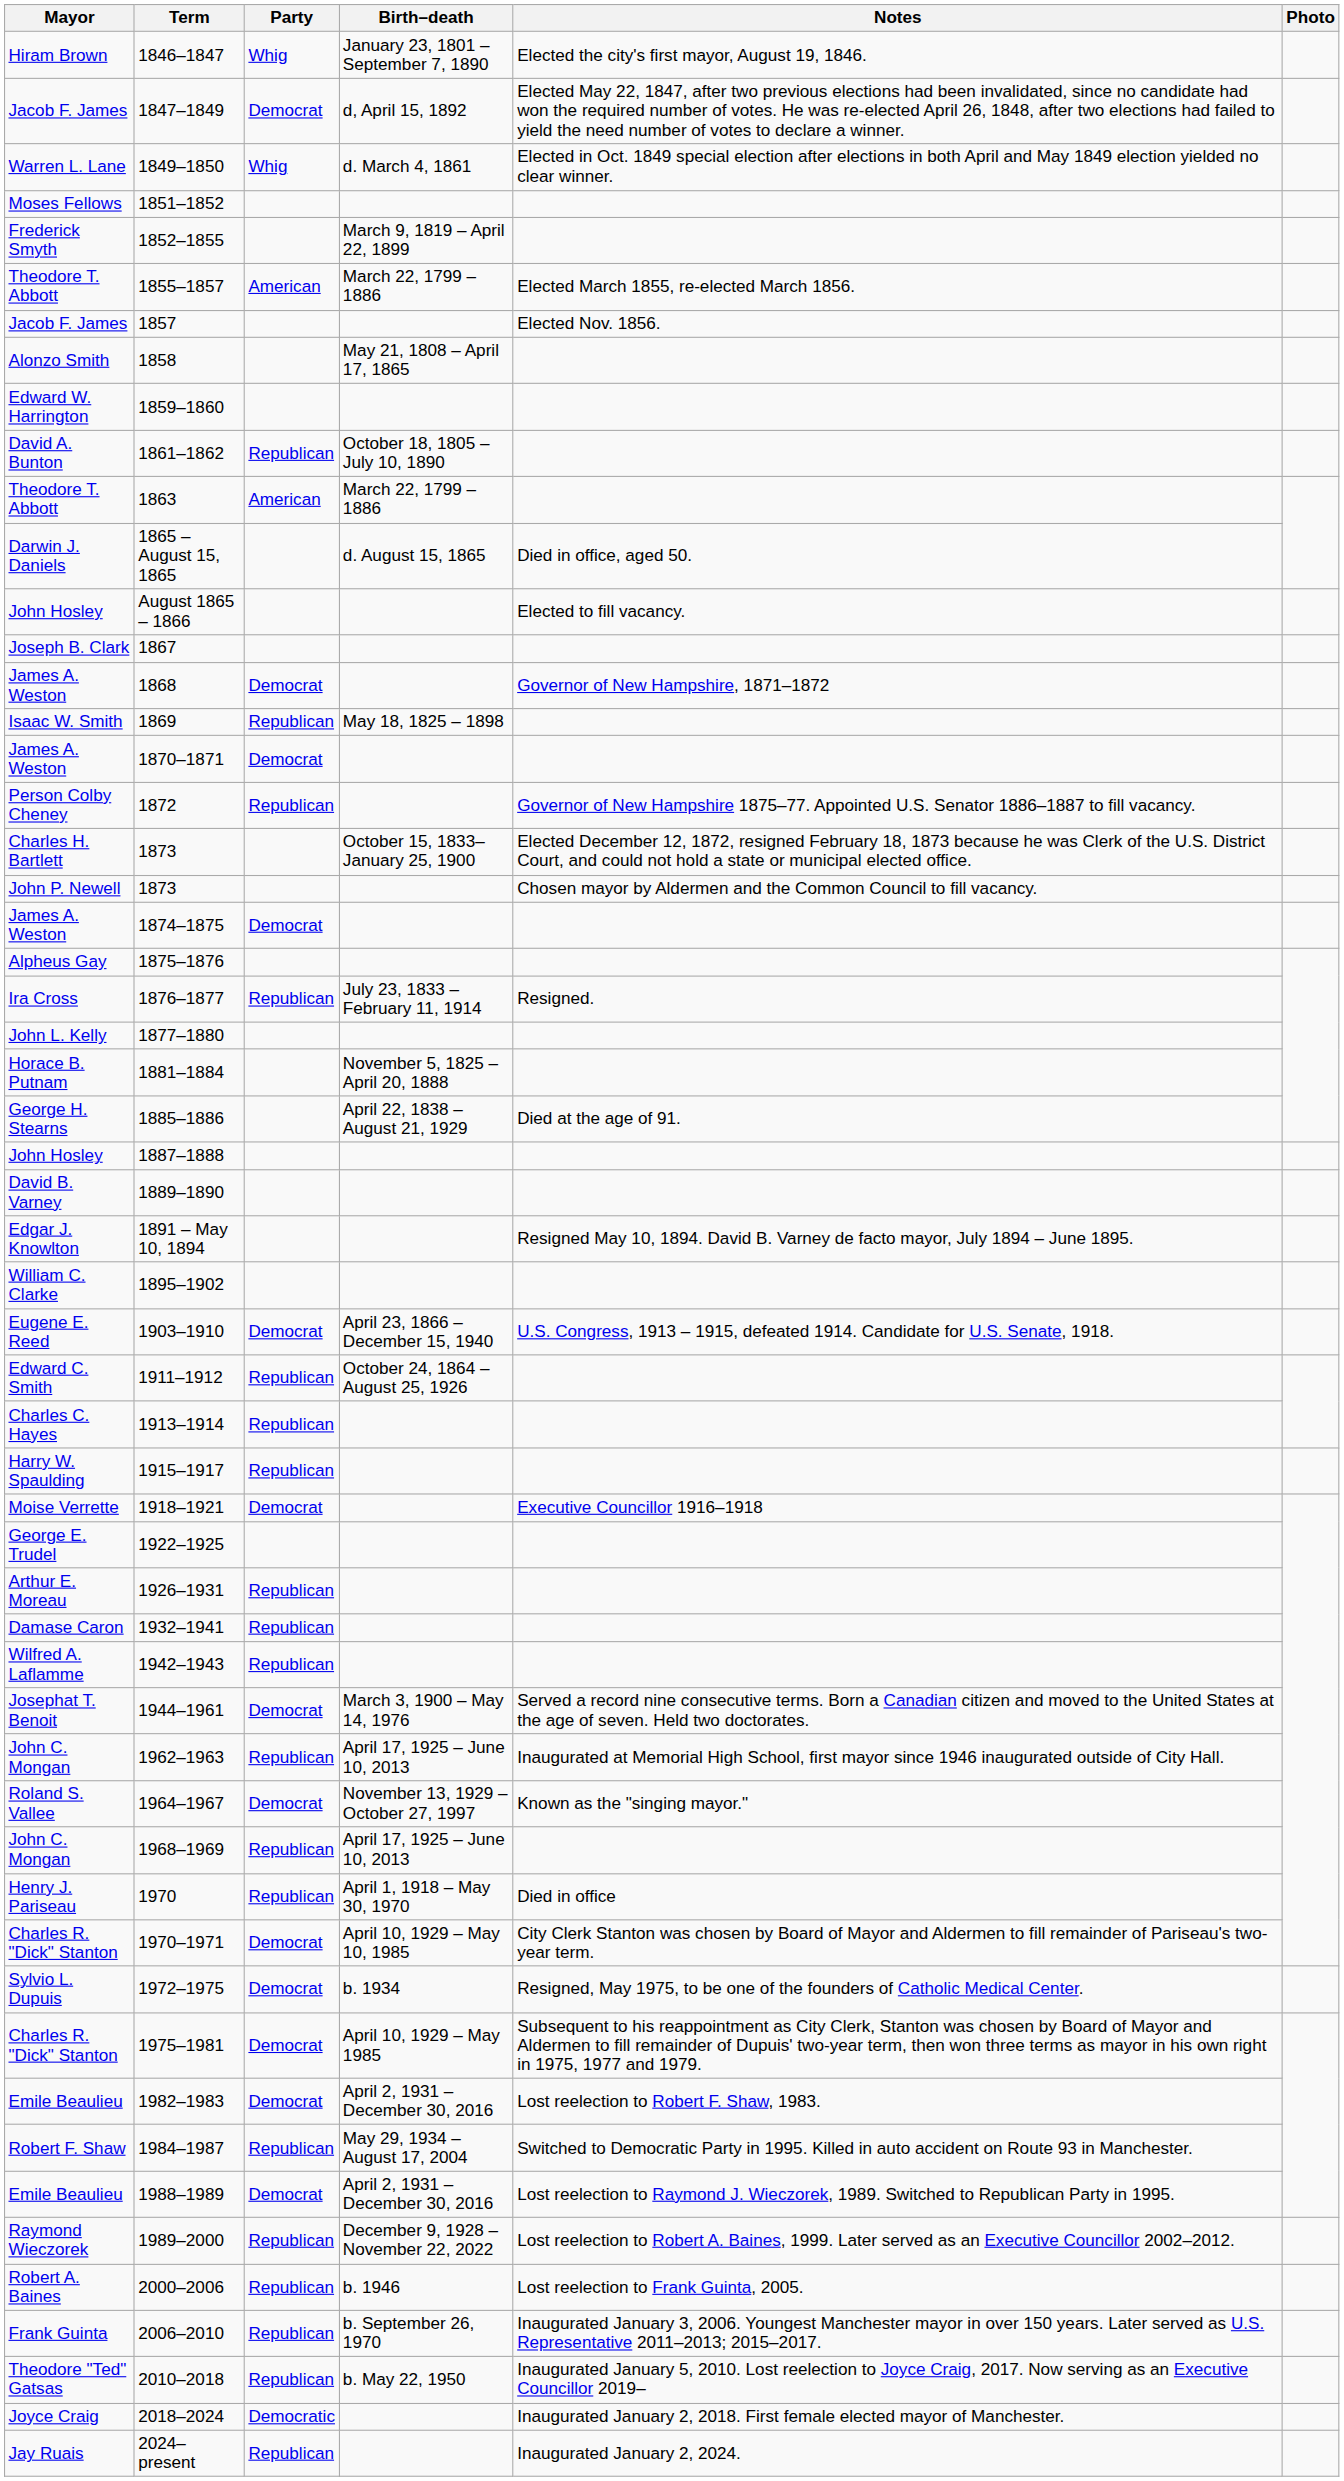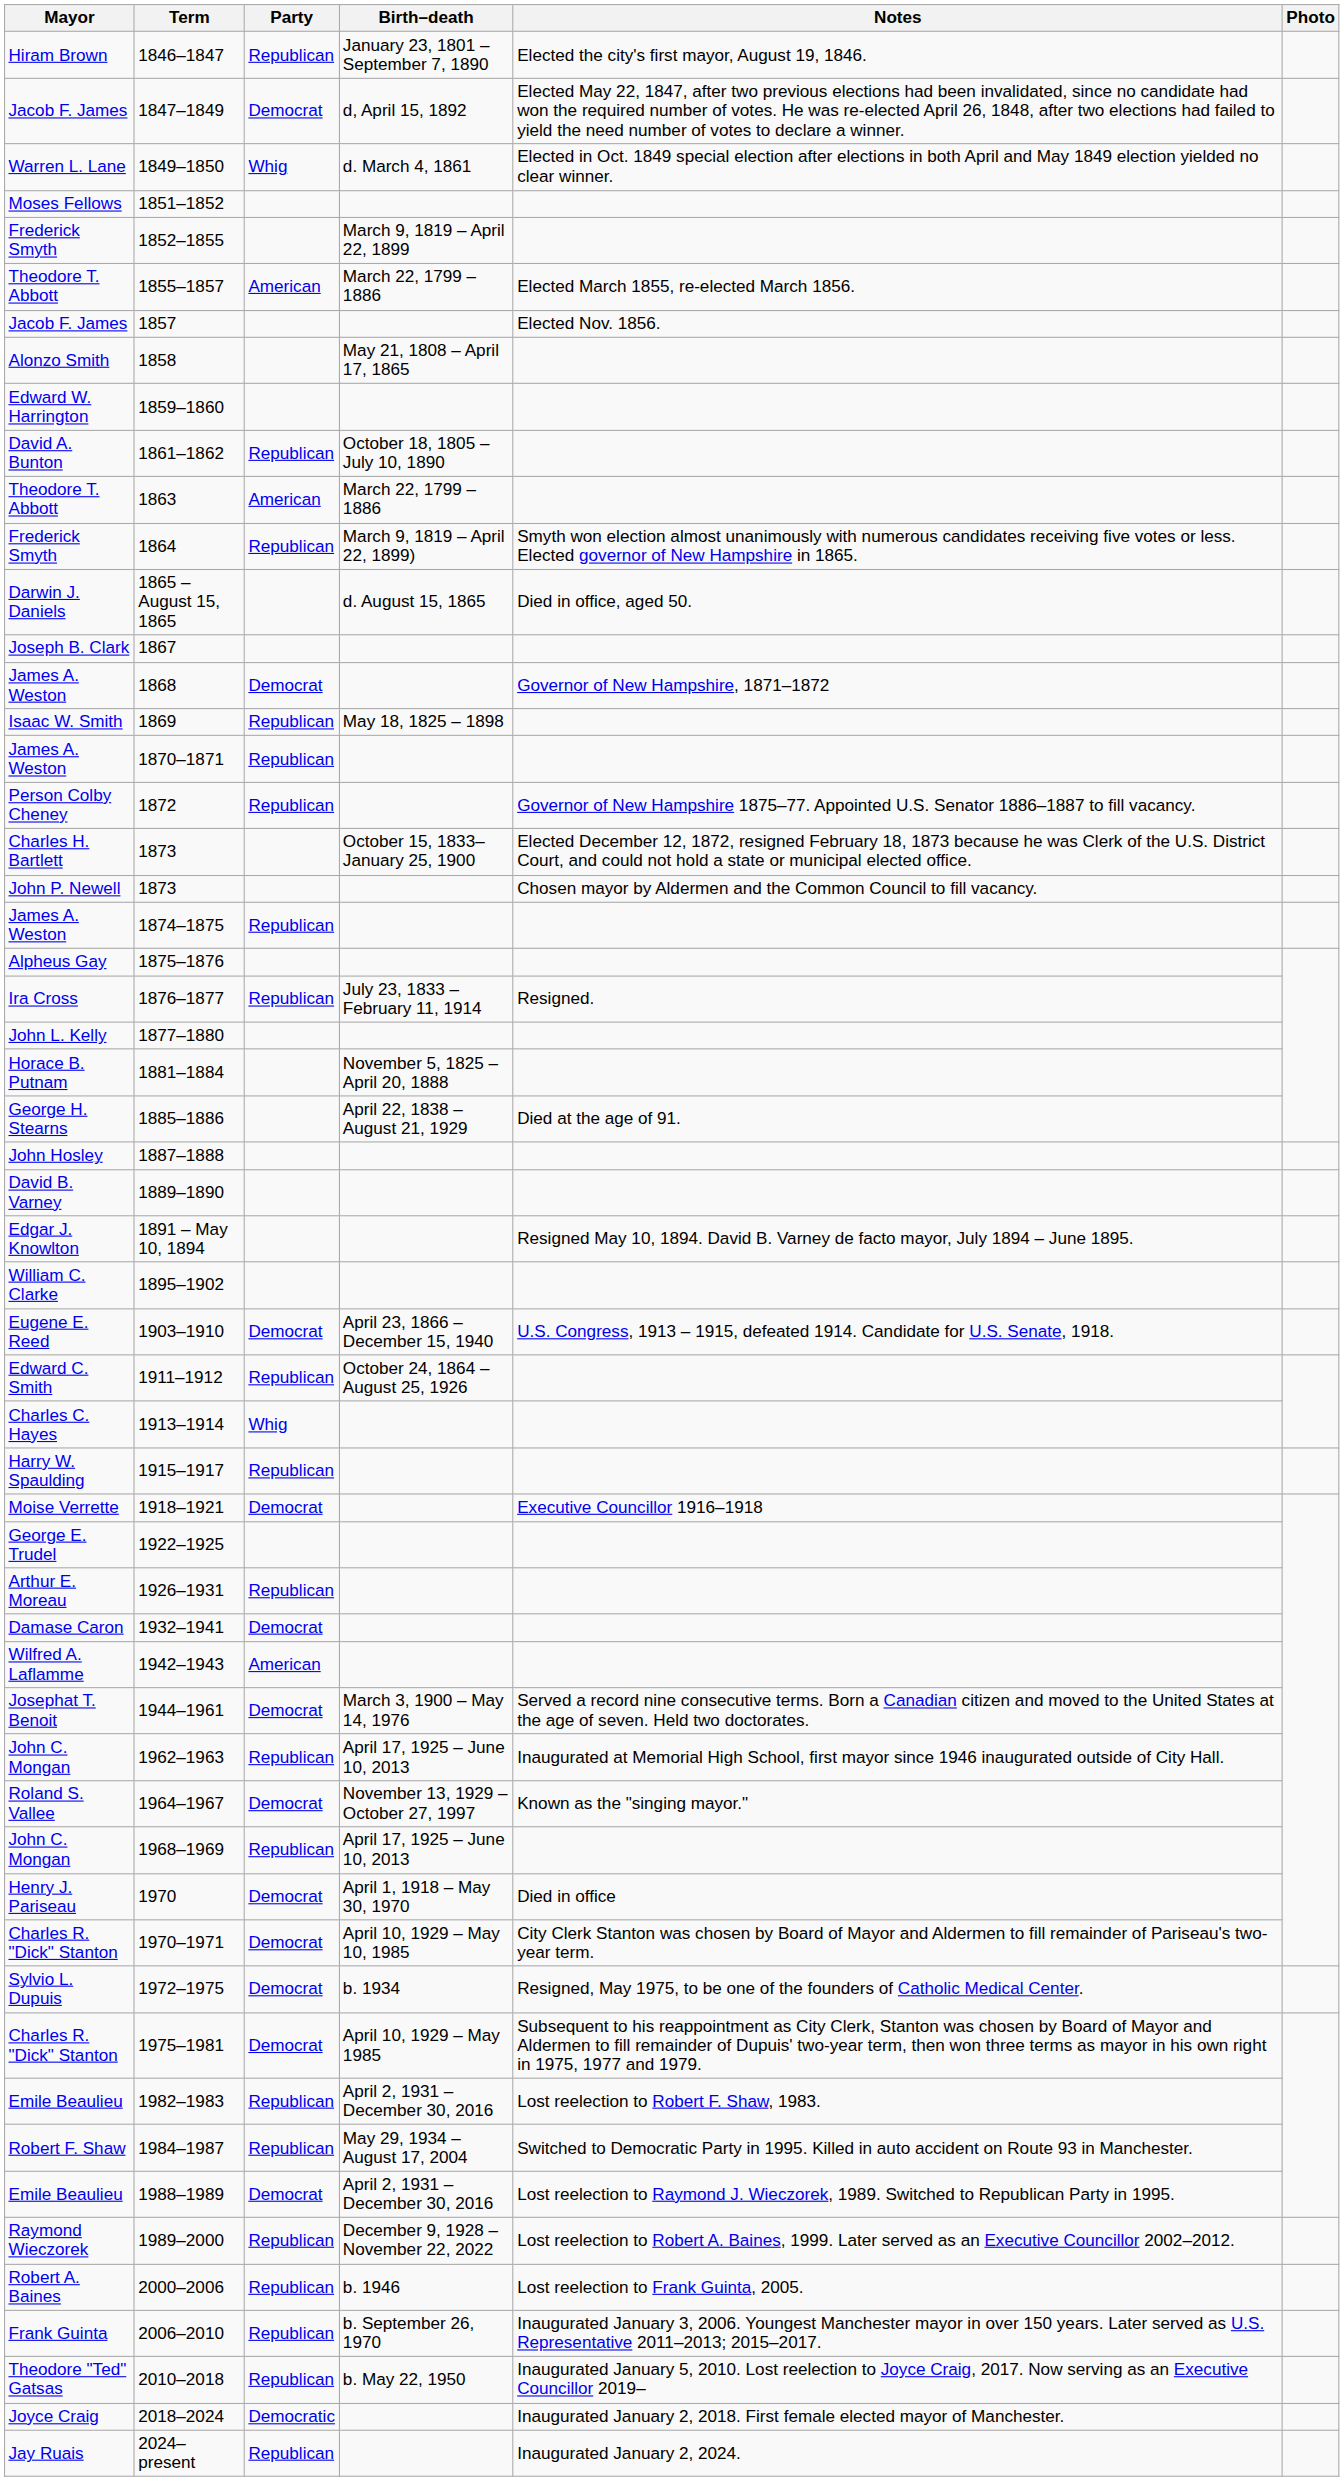(268, 54) Whig -> (291, 54) Republican
+ row: (44, 546)
- row: (56, 611)
(286, 758) Democrat -> (291, 758) Republican
(286, 925) Democrat -> (291, 925) Republican
(291, 1424) Republican -> (268, 1424) Whig
(291, 1627) Republican -> (286, 1627) Democrat
(291, 1664) Republican -> (285, 1664) American
(291, 1896) Republican -> (286, 1896) Democrat
(286, 2101) Democrat -> (291, 2101) Republican
